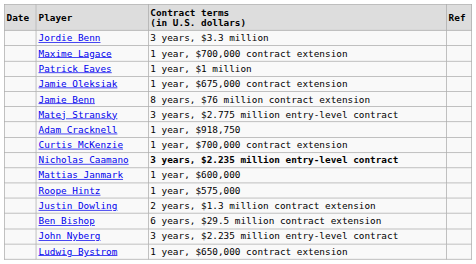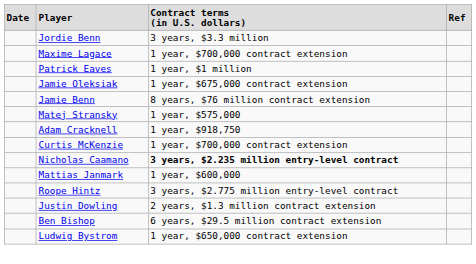(274, 114) 3 years, $2.775 million entry-level contract -> (195, 114) 1 year, $575,000
(195, 191) 1 year, $575,000 -> (274, 191) 3 years, $2.775 million entry-level contract
- row: (69, 236)
